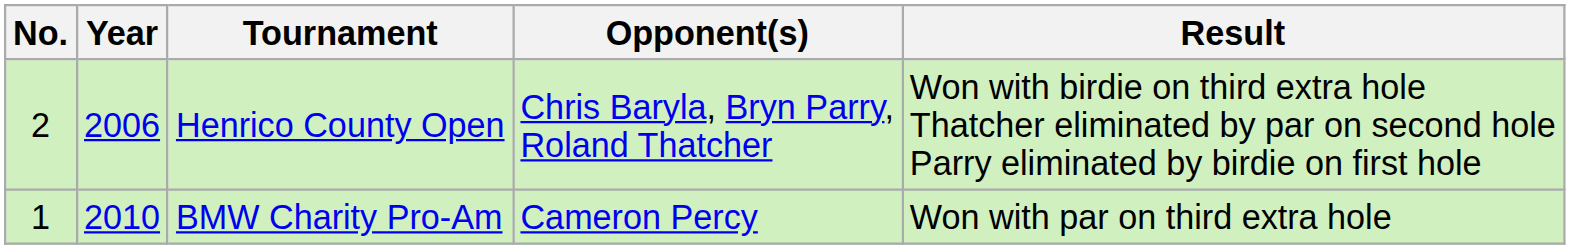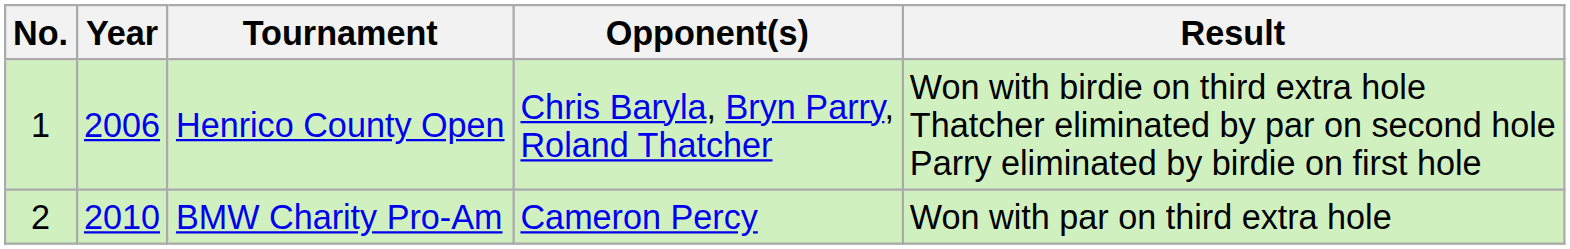(41, 125) 2 -> (41, 125) 1
(41, 217) 1 -> (41, 217) 2
